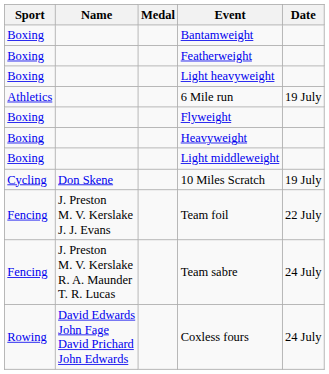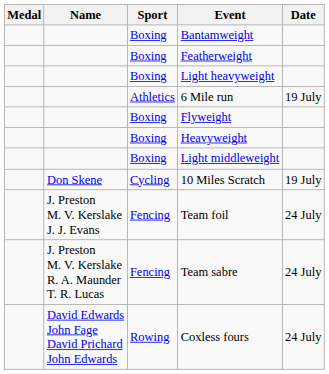columns swapped: (158, 14) <-> (30, 14)
(303, 214) 22 July -> (303, 214) 24 July
